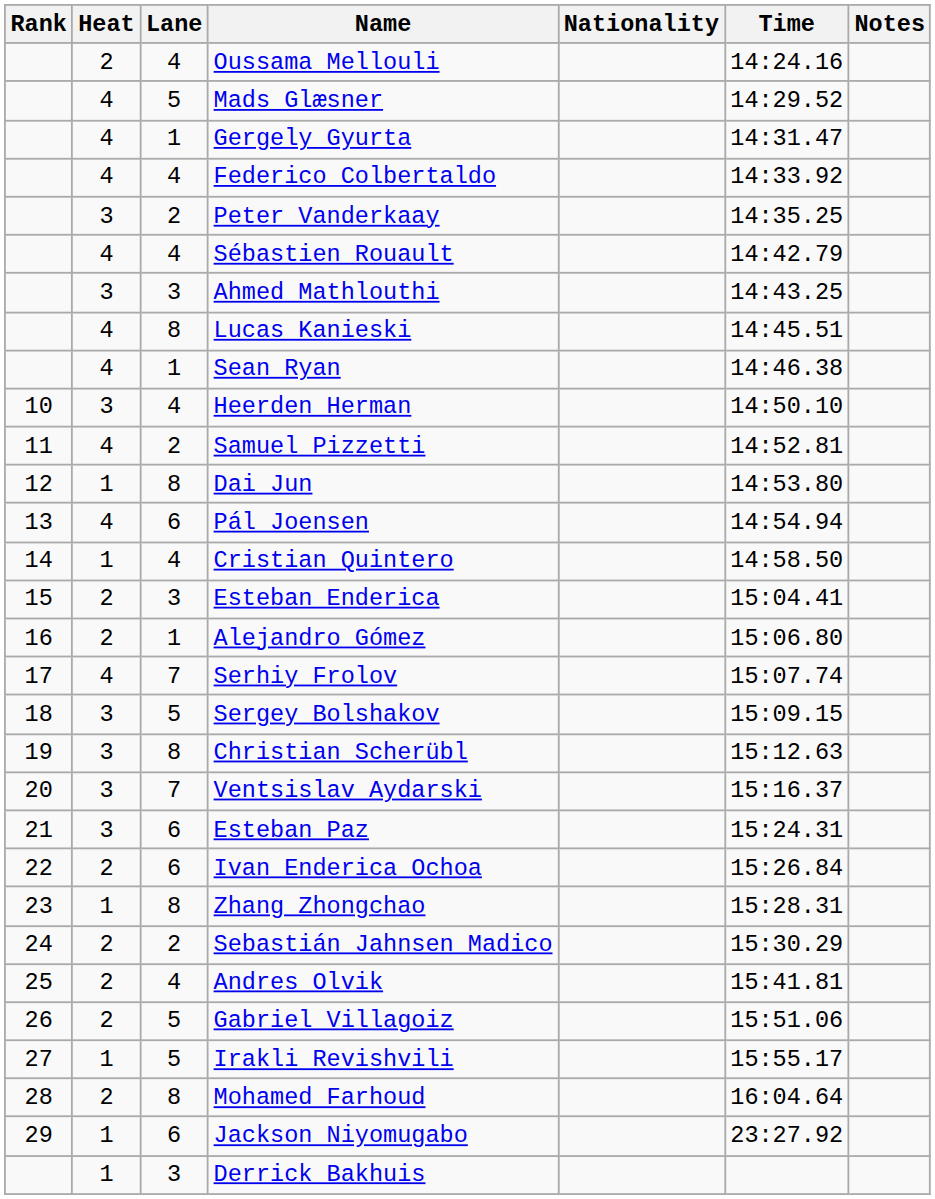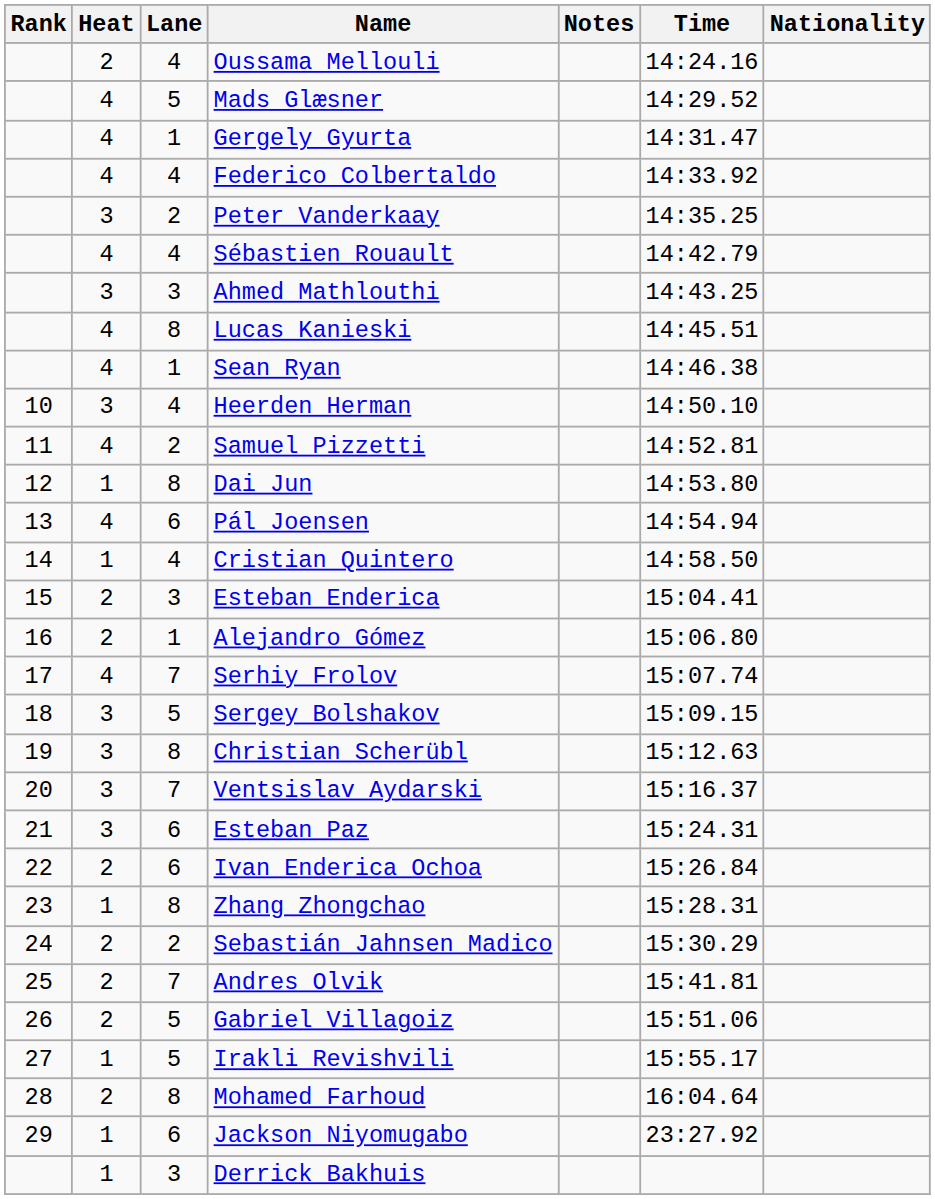columns swapped: (641, 24) <-> (890, 24)
(174, 983) 4 -> (174, 983) 7
